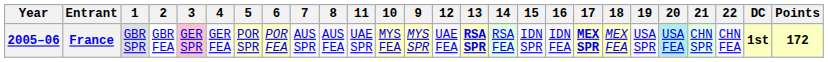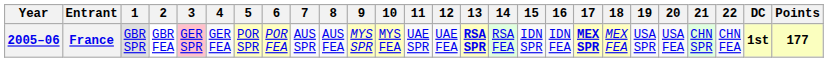columns swapped: (418, 14) <-> (361, 14)
(673, 41) paleturquoise background -> (673, 41) no background
(798, 41) 172 -> (798, 41) 177
